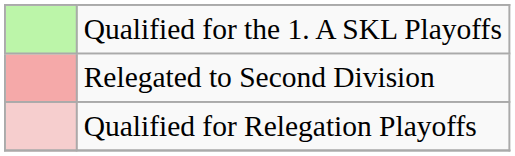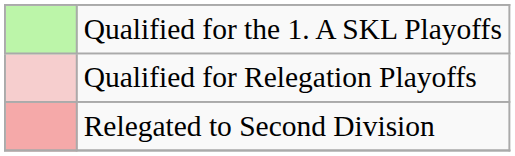rows swapped: (280, 126) <-> (259, 77)
